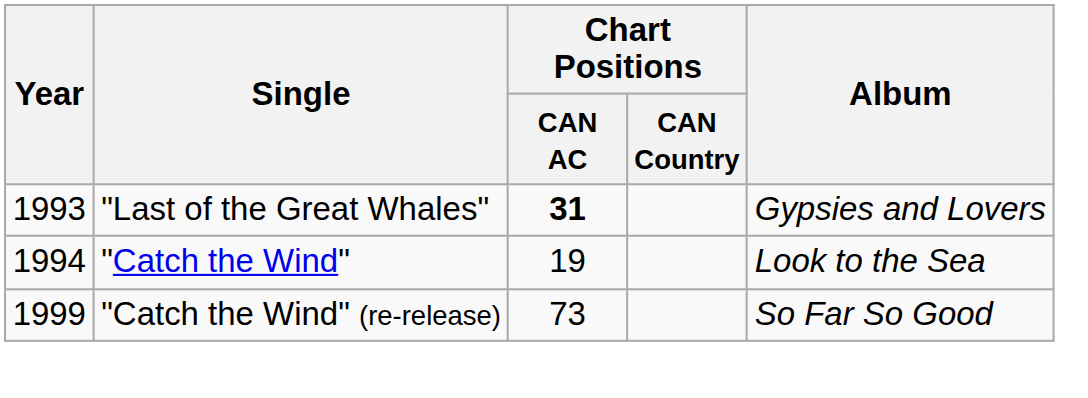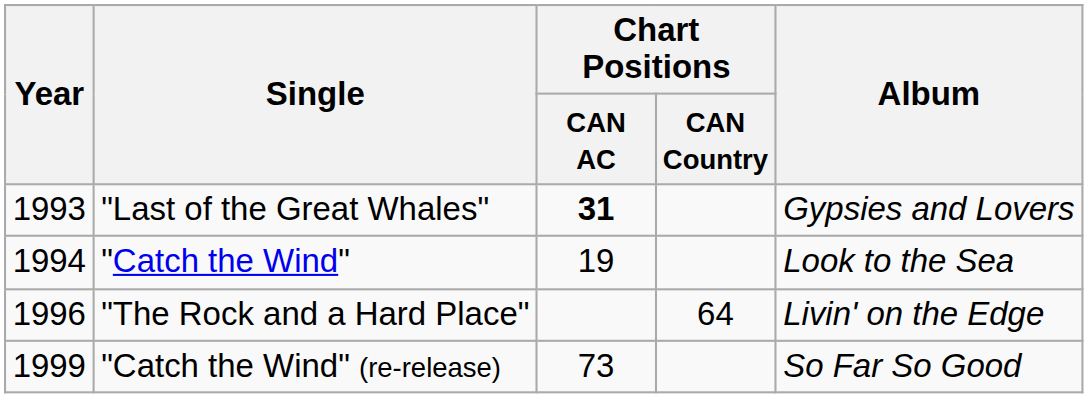+ row: (315, 313)
